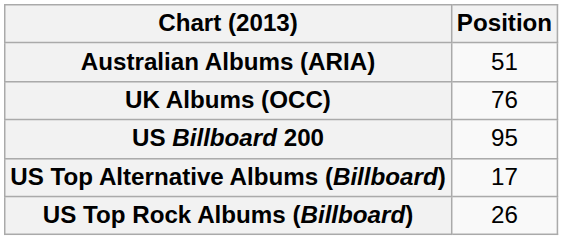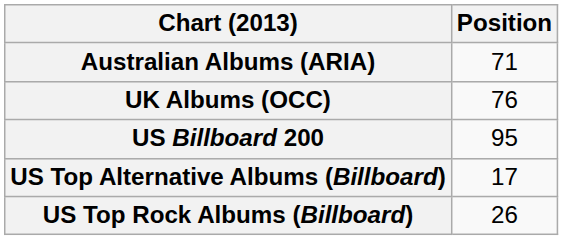(504, 61) 51 -> (504, 61) 71
